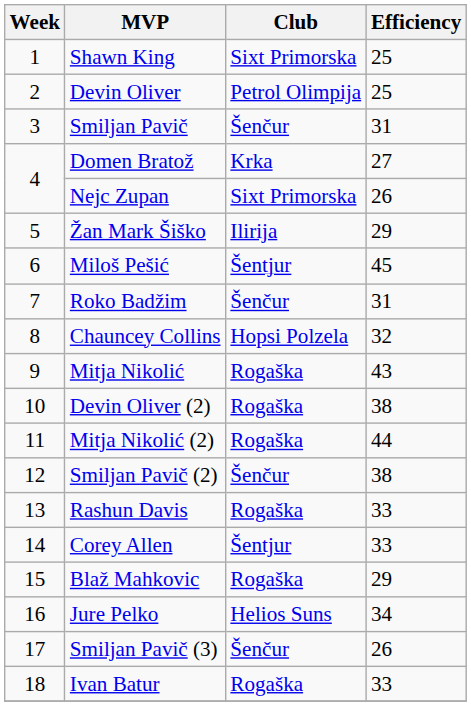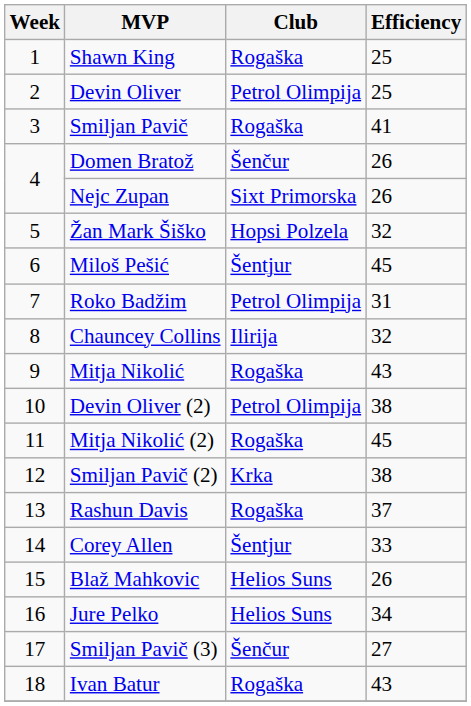(293, 56) Sixt Primorska -> (267, 56) Rogaška
(260, 126) Šenčur -> (267, 126) Rogaška
(382, 126) 31 -> (382, 126) 41
(251, 161) Krka -> (260, 161) Šenčur
(382, 161) 27 -> (382, 161) 26
(254, 231) Ilirija -> (289, 231) Hopsi Polzela
(382, 231) 29 -> (382, 231) 32
(260, 300) Šenčur -> (296, 300) Petrol Olimpija
(289, 335) Hopsi Polzela -> (254, 335) Ilirija
(267, 405) Rogaška -> (296, 405) Petrol Olimpija
(382, 440) 44 -> (382, 440) 45
(260, 474) Šenčur -> (251, 474) Krka
(382, 509) 33 -> (382, 509) 37
(267, 579) Rogaška -> (281, 579) Helios Suns
(382, 579) 29 -> (382, 579) 26
(382, 649) 26 -> (382, 649) 27
(382, 684) 33 -> (382, 684) 43
